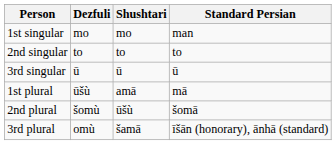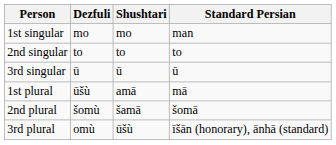(124, 110) ūšù -> (128, 110) šamā
(128, 129) šamā -> (124, 129) ūšù
